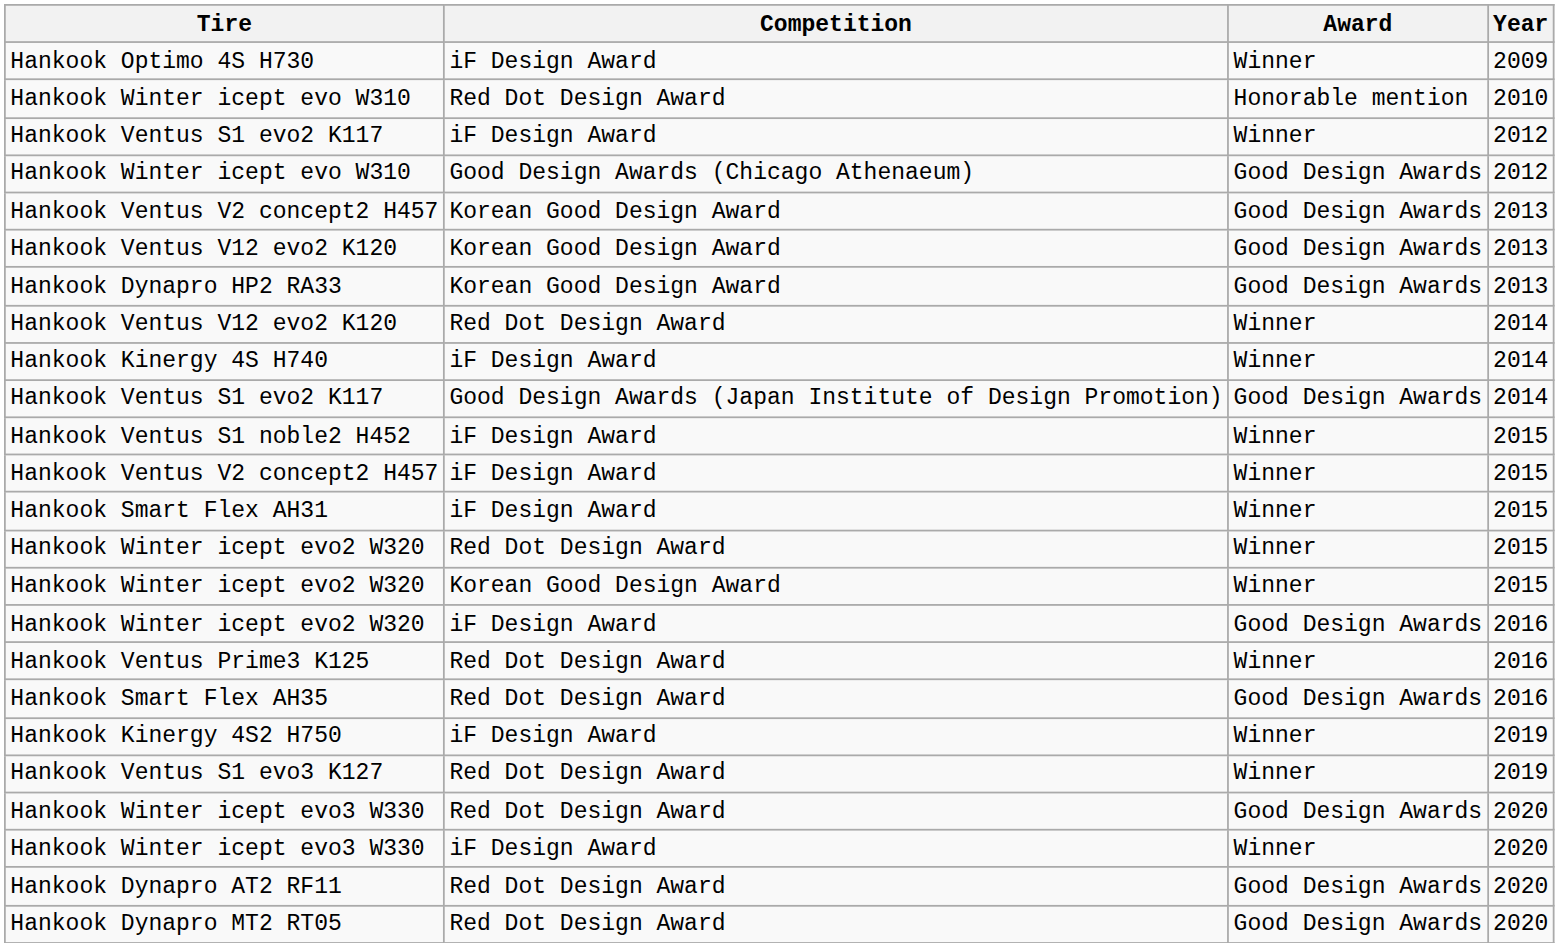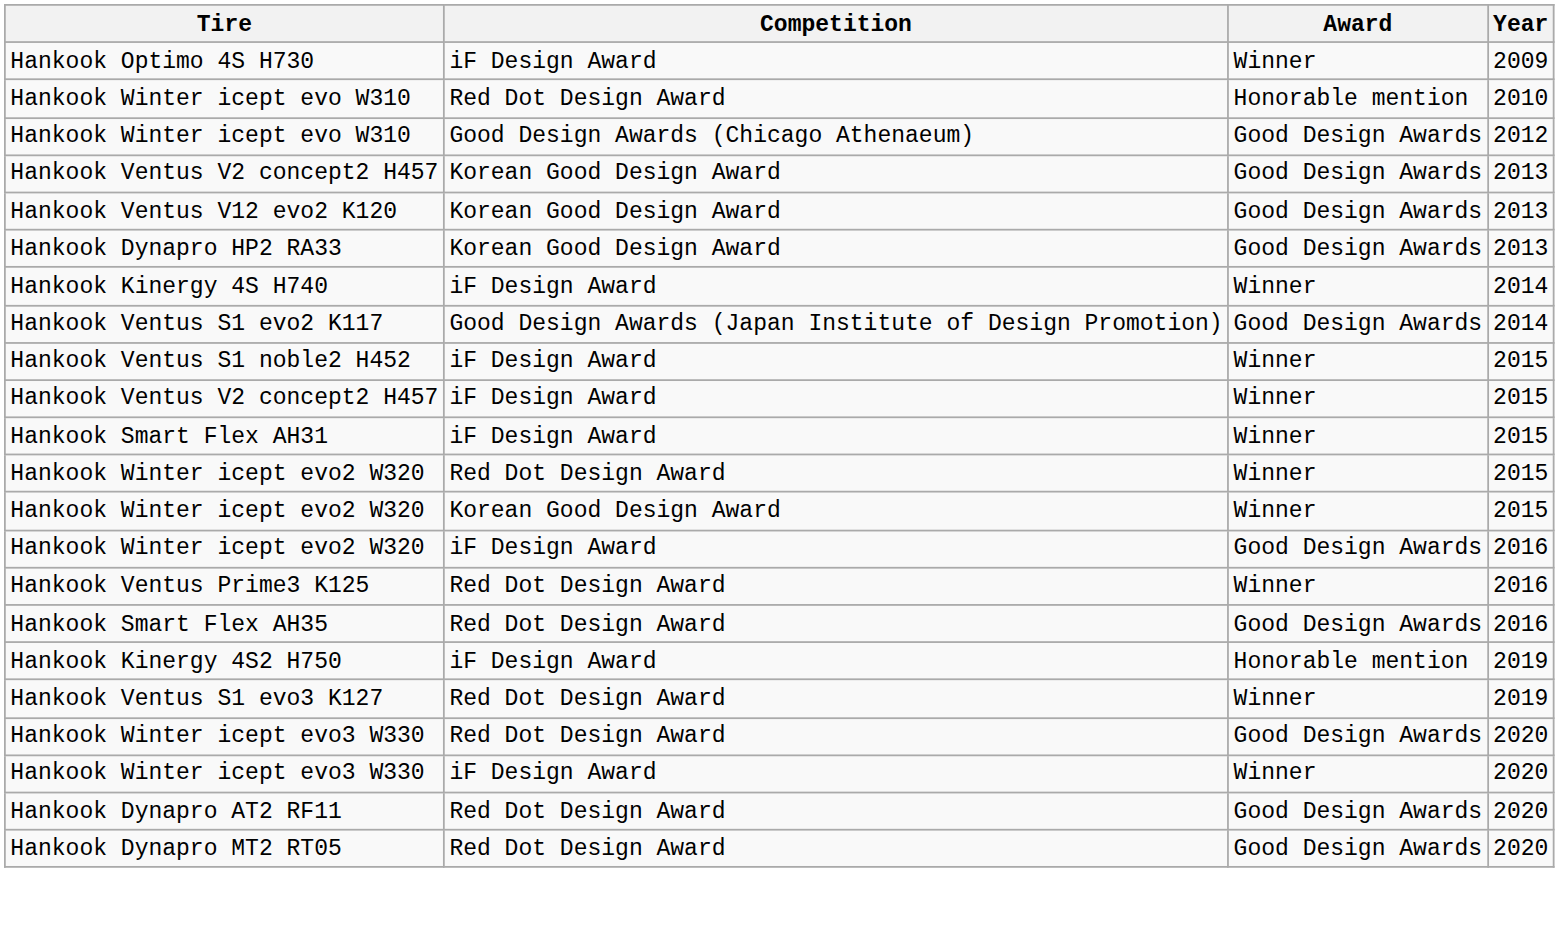- row: (197, 136)
- row: (204, 324)
(1275, 736) Winner -> (1351, 661) Honorable mention
